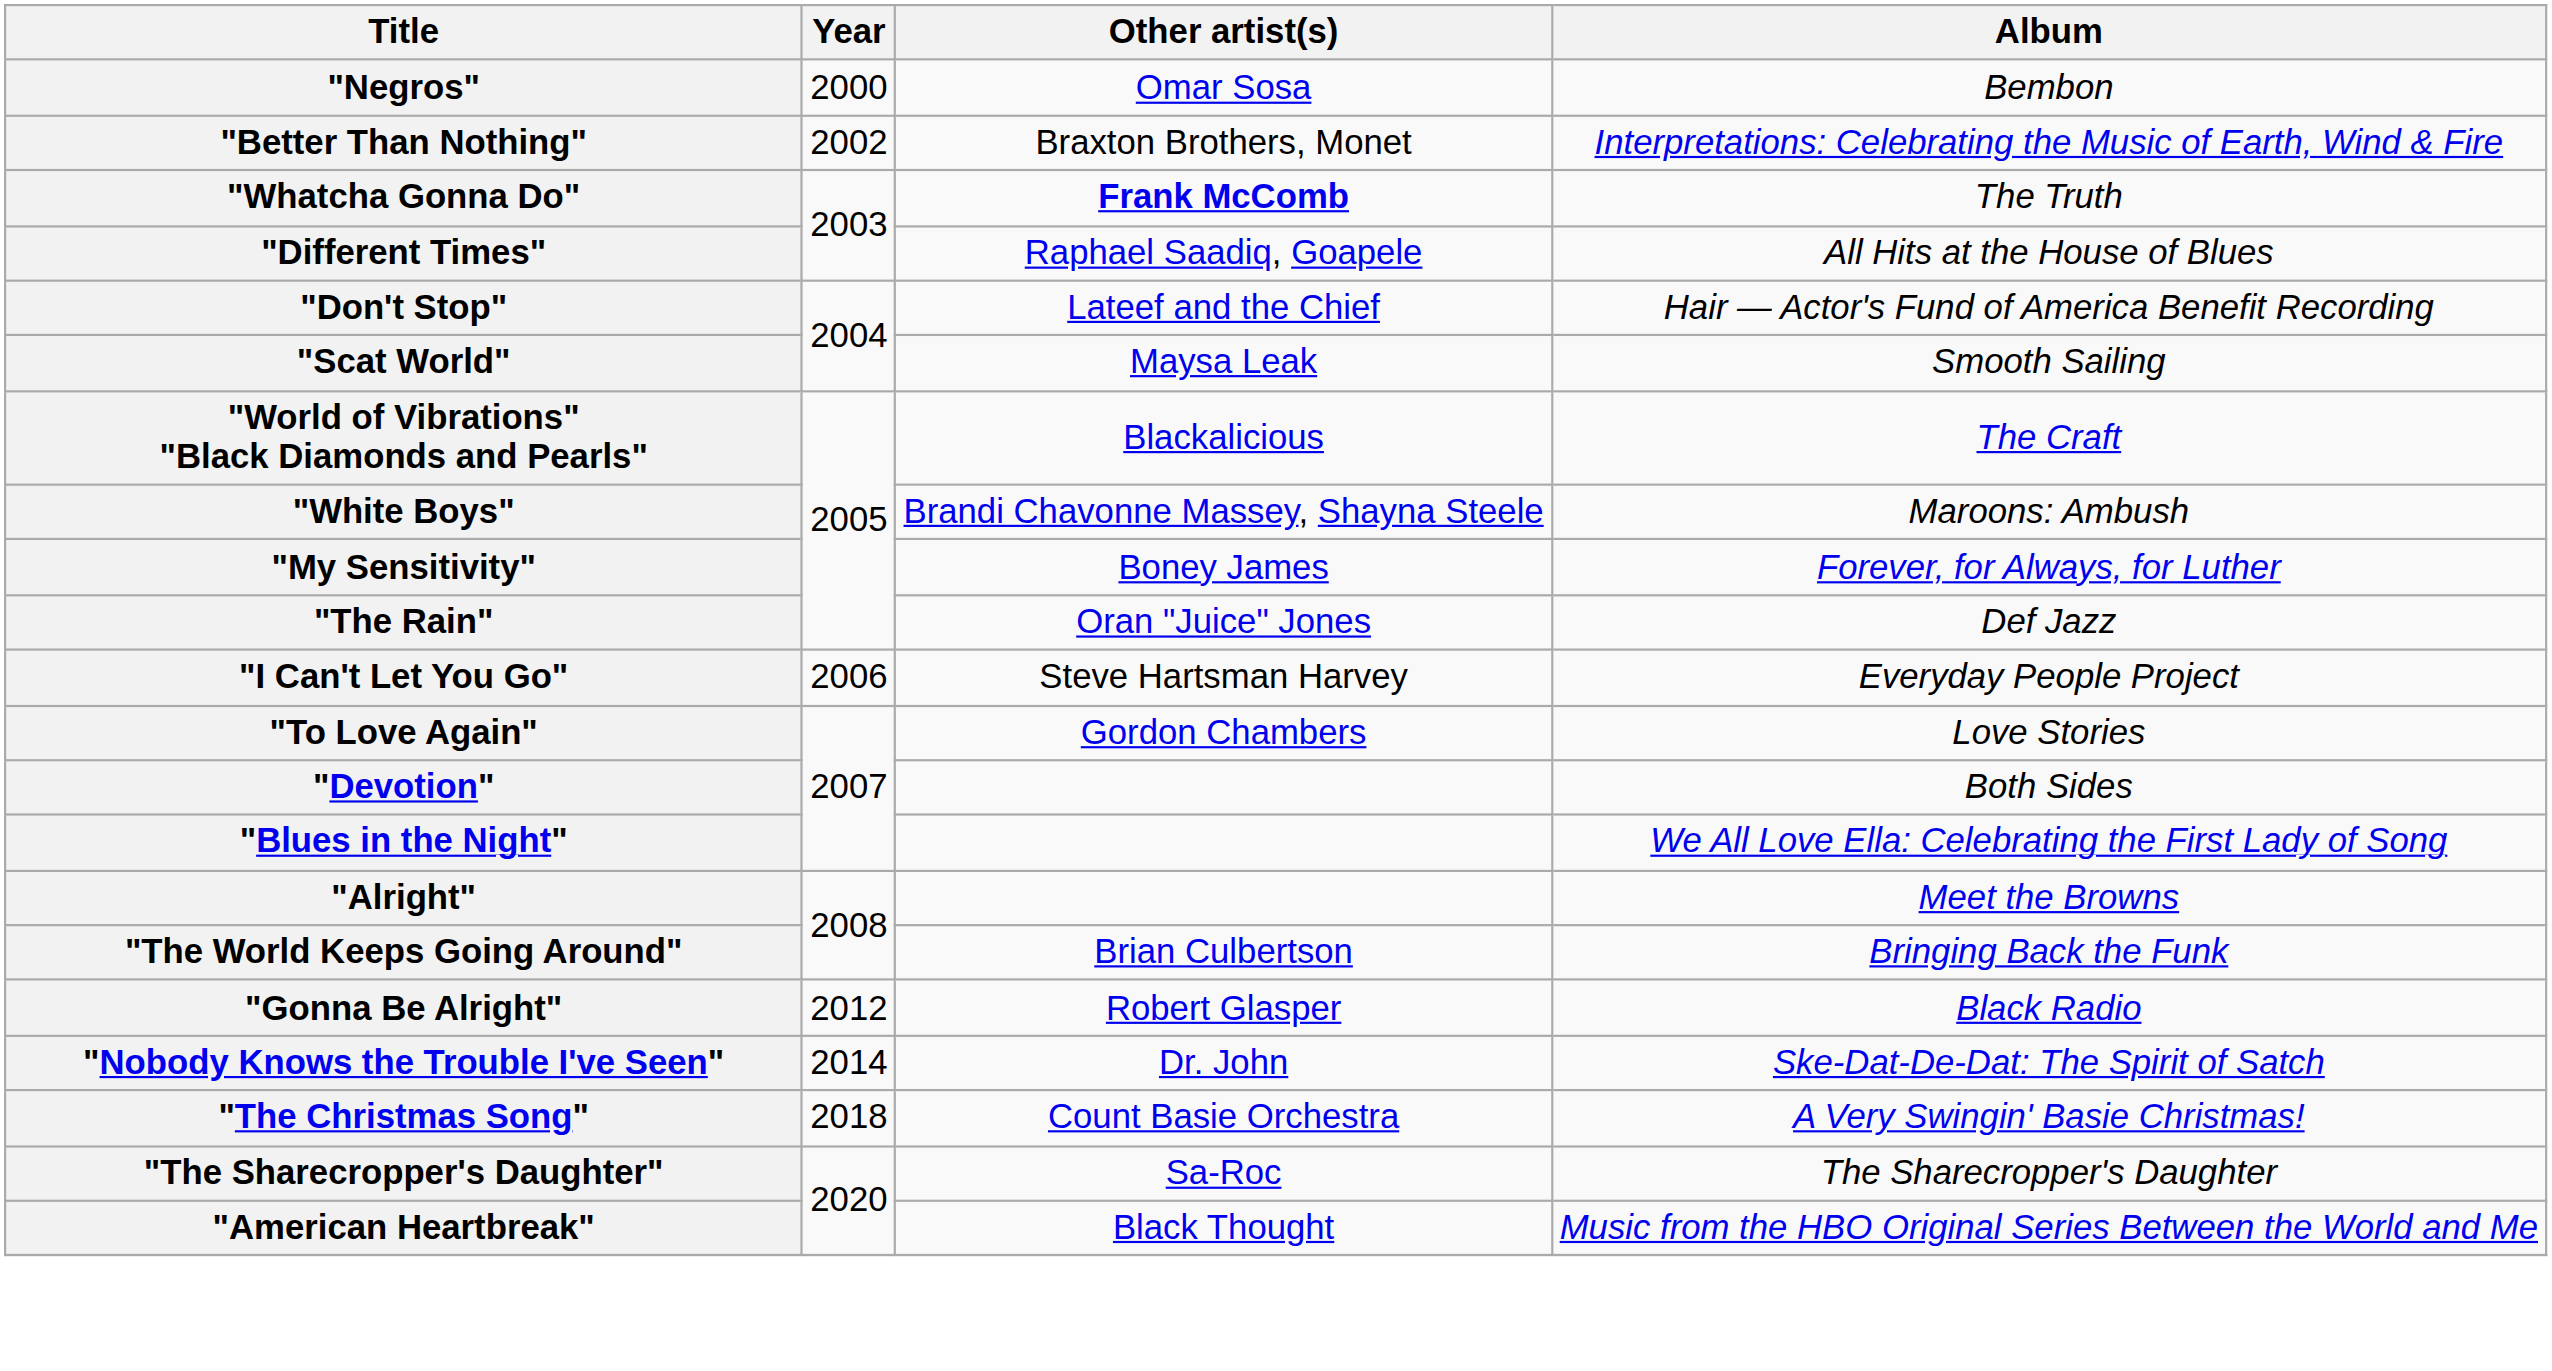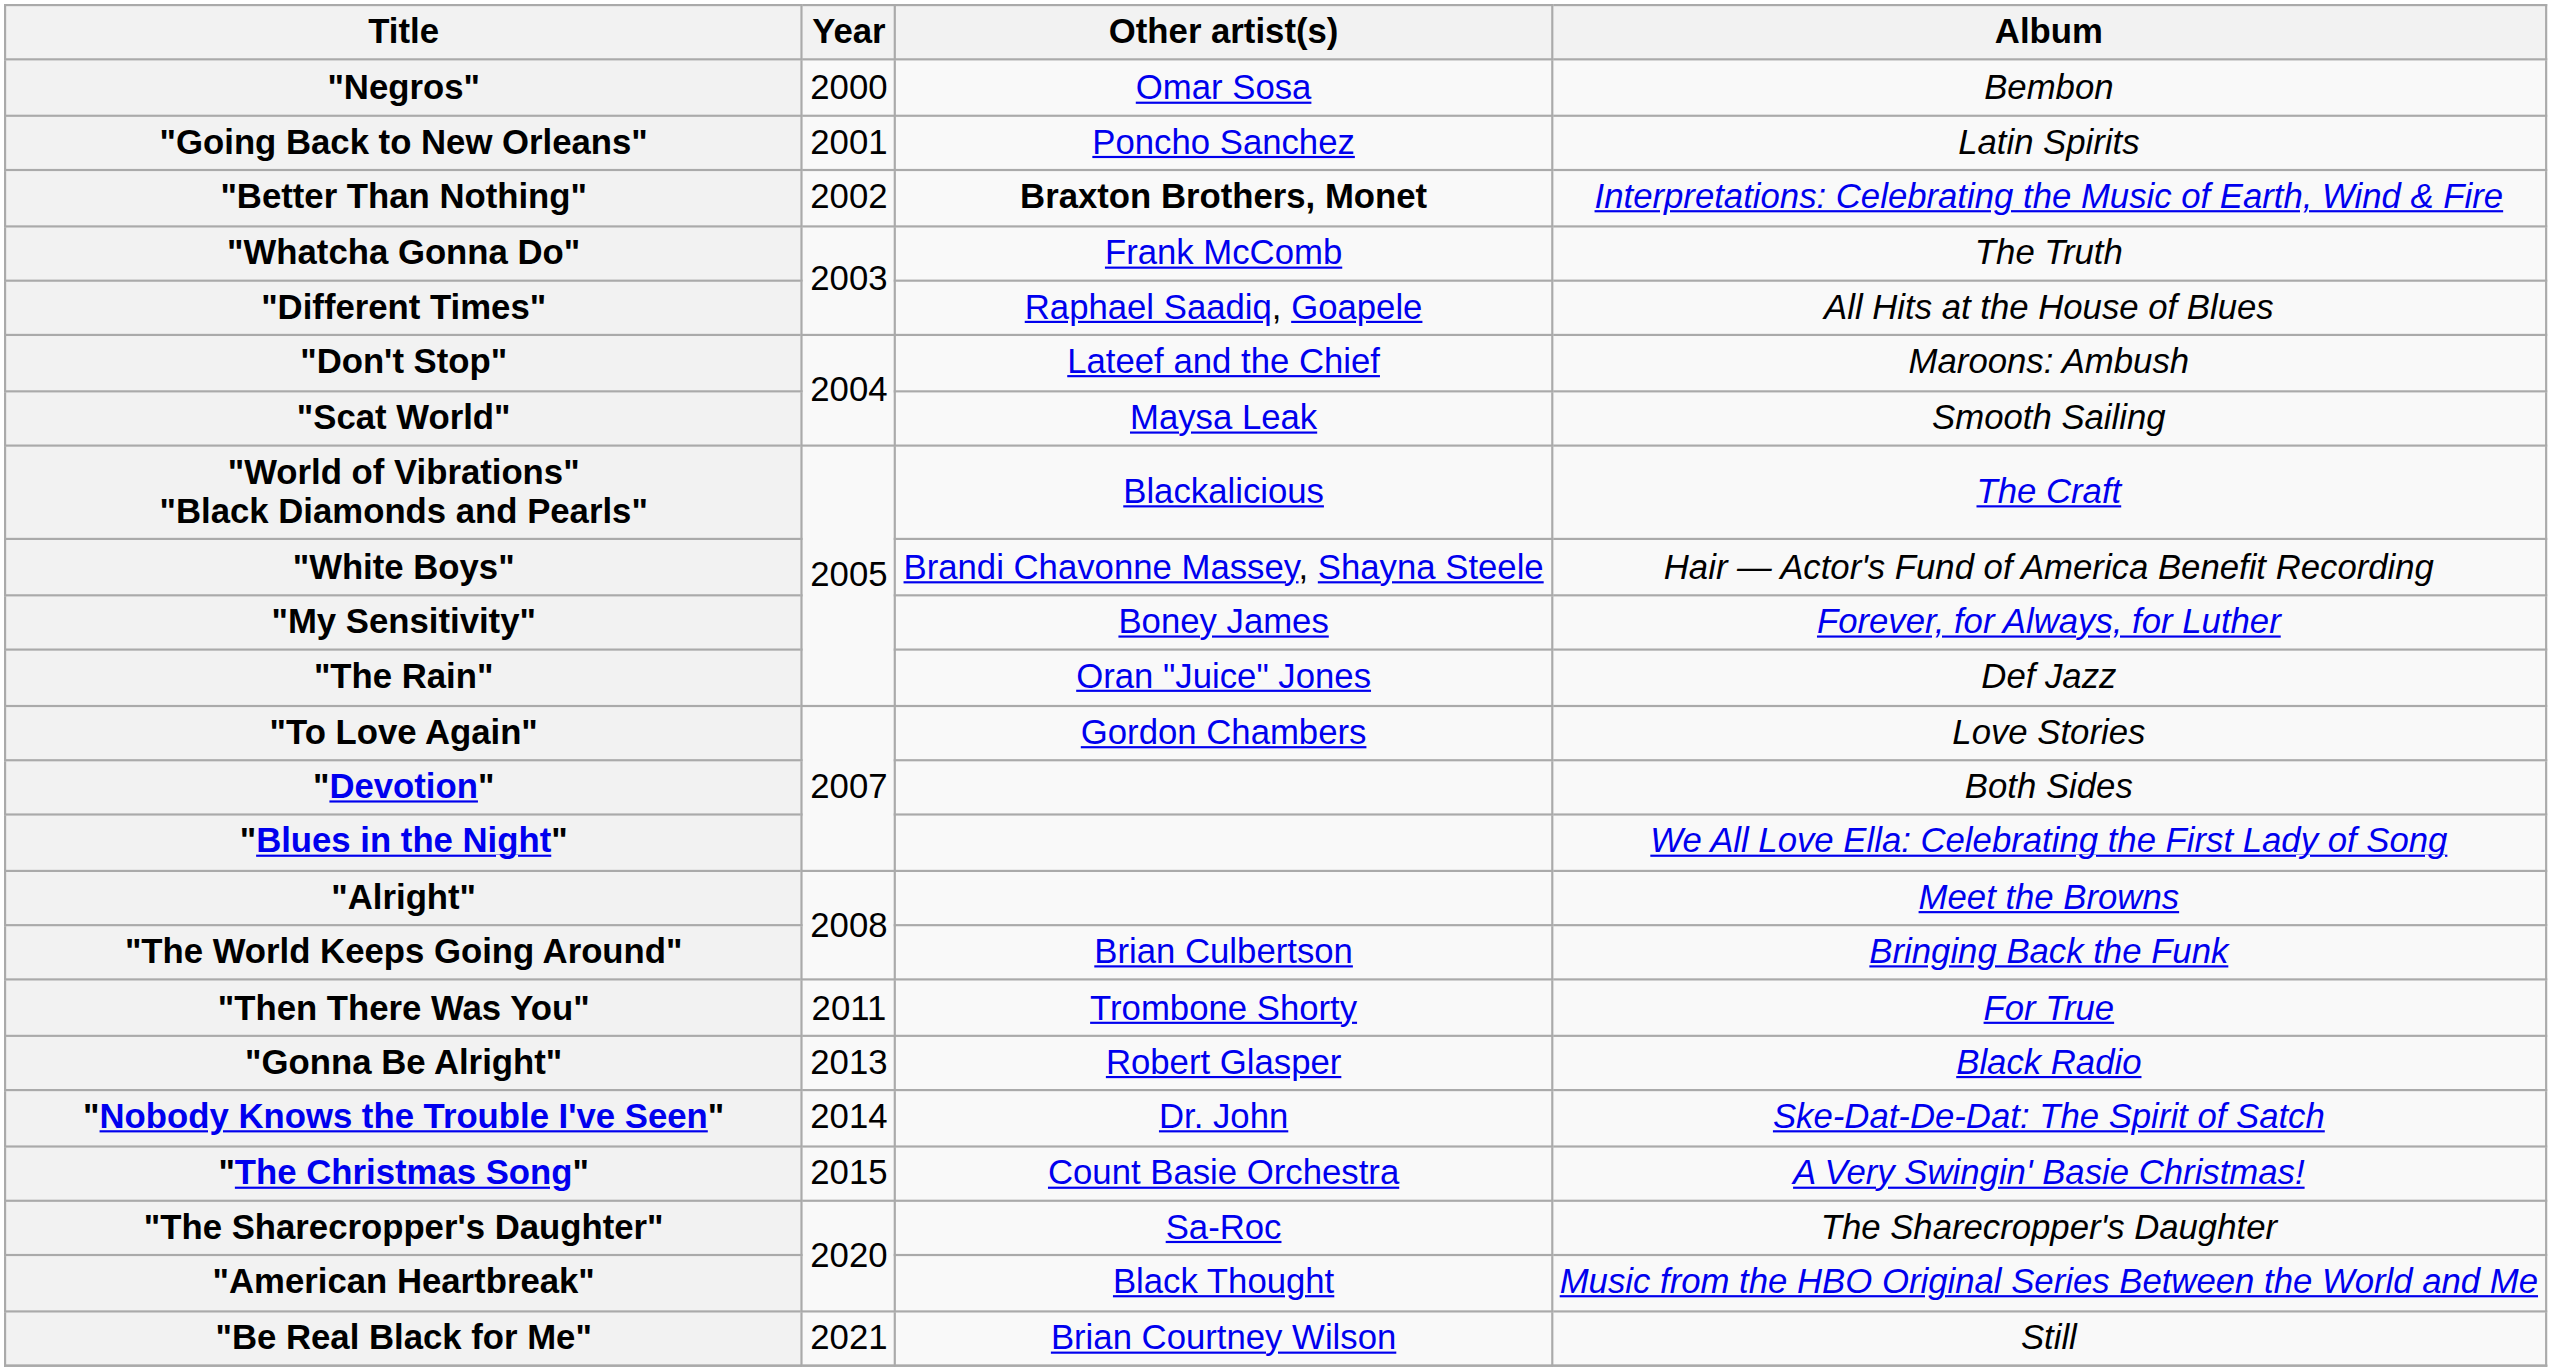+ row: (404, 142)
(1224, 142) normal -> (1224, 197) bold
(1224, 197) bold -> (1224, 252) normal
(2049, 307) Hair — Actor's Fund of America Benefit Recording -> (2049, 362) Maroons: Ambush
(2049, 511) Maroons: Ambush -> (2049, 566) Hair — Actor's Fund of America Benefit Recording
- row: (404, 676)
+ row: (404, 1007)
(849, 1007) 2012 -> (849, 1062) 2013
(849, 1117) 2018 -> (849, 1172) 2015
+ row: (404, 1337)
